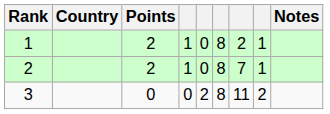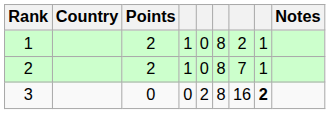(241, 95) 11 -> (242, 95) 16
(262, 95) normal -> (263, 95) bold
